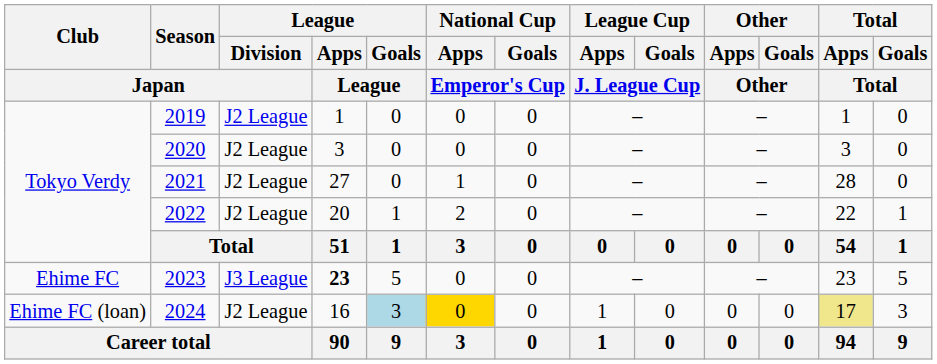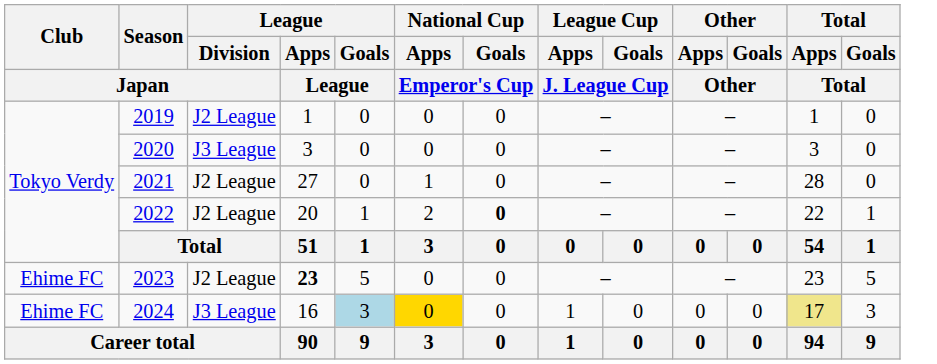(266, 149) J2 League -> (234, 149) J3 League
(532, 213) normal -> (500, 213) bold
(266, 278) J3 League -> (234, 278) J2 League
(78, 310) Ehime FC (loan) -> (62, 310) Ehime FC
(266, 310) J2 League -> (234, 310) J3 League
